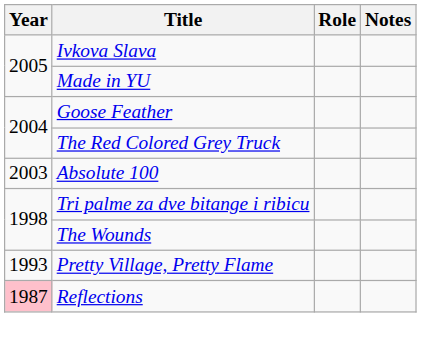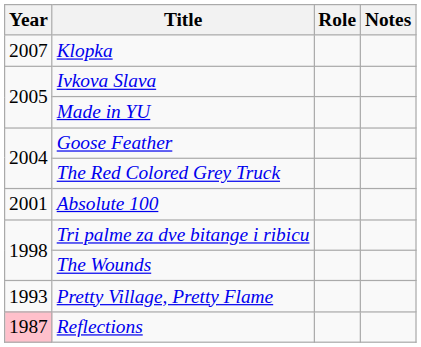+ row: (85, 50)
(28, 173) 2003 -> (28, 204) 2001
